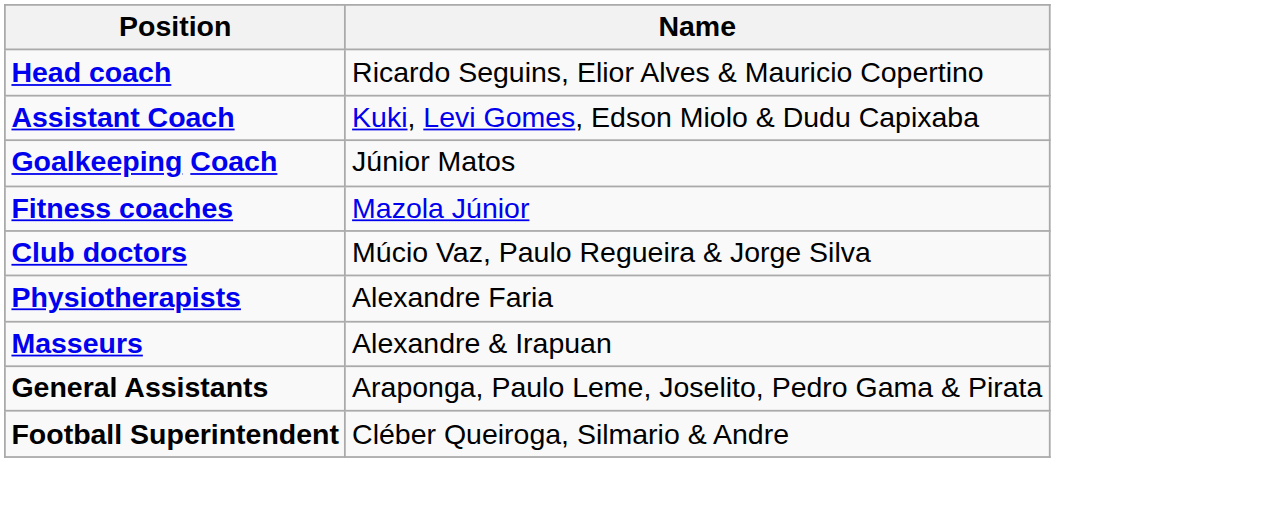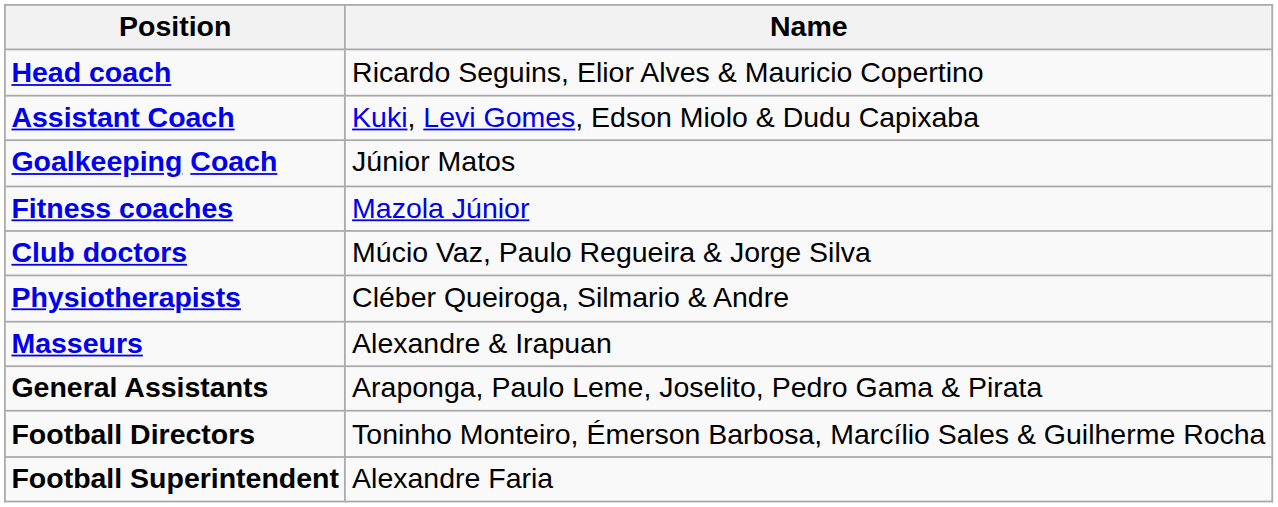(453, 298) Alexandre Faria -> (571, 298) Cléber Queiroga, Silmario & Andre
+ row: (133, 433)
(571, 433) Cléber Queiroga, Silmario & Andre -> (453, 478) Alexandre Faria
